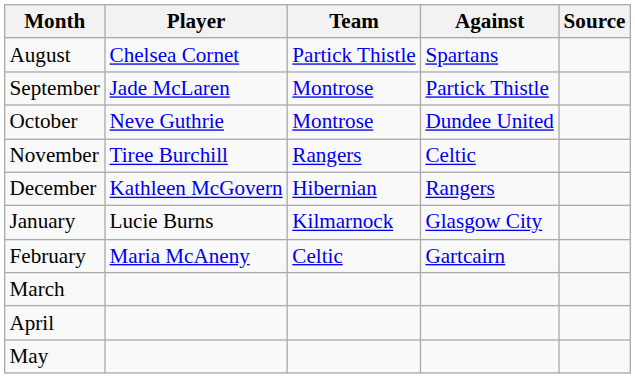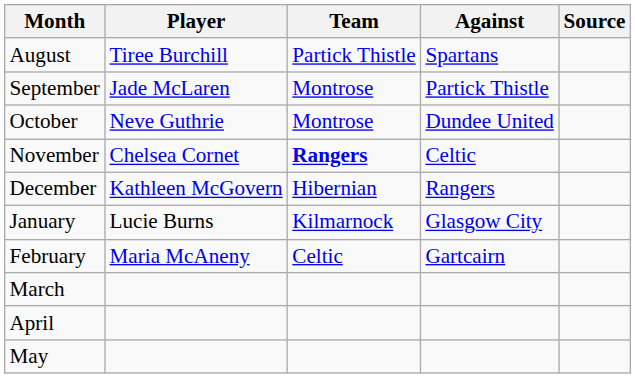(174, 54) Chelsea Cornet -> (169, 54) Tiree Burchill
(169, 155) Tiree Burchill -> (174, 155) Chelsea Cornet
(327, 155) normal -> (330, 155) bold
